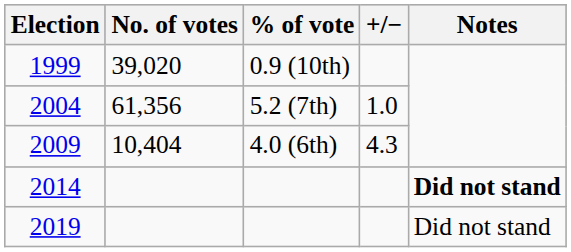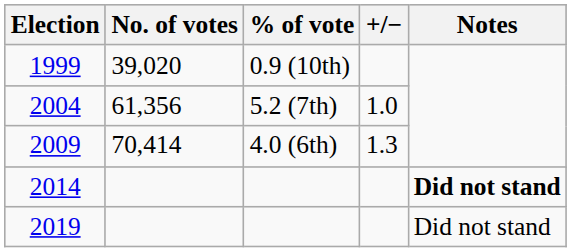(146, 145) 10,404 -> (146, 145) 70,414
(382, 145) 4.3 -> (382, 145) 1.3
